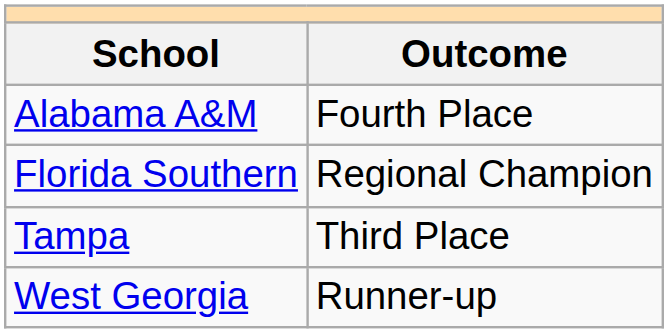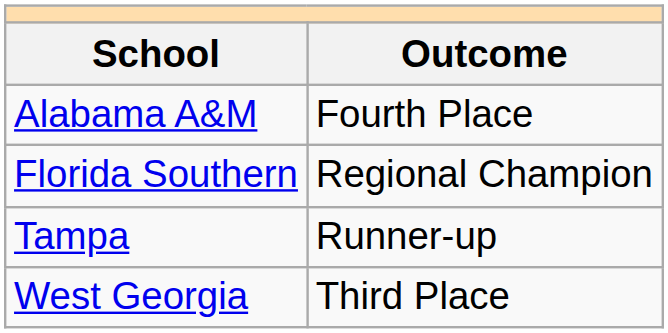(413, 235) Third Place -> (406, 235) Runner-up
(406, 296) Runner-up -> (413, 296) Third Place
